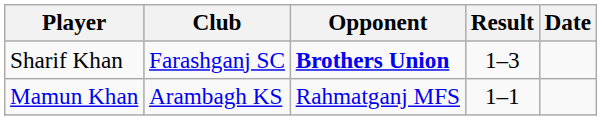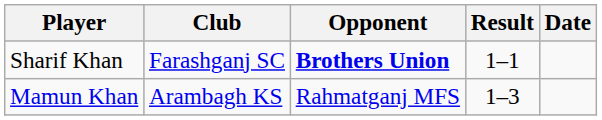(502, 59) 1–3 -> (502, 59) 1–1
(502, 96) 1–1 -> (502, 96) 1–3
